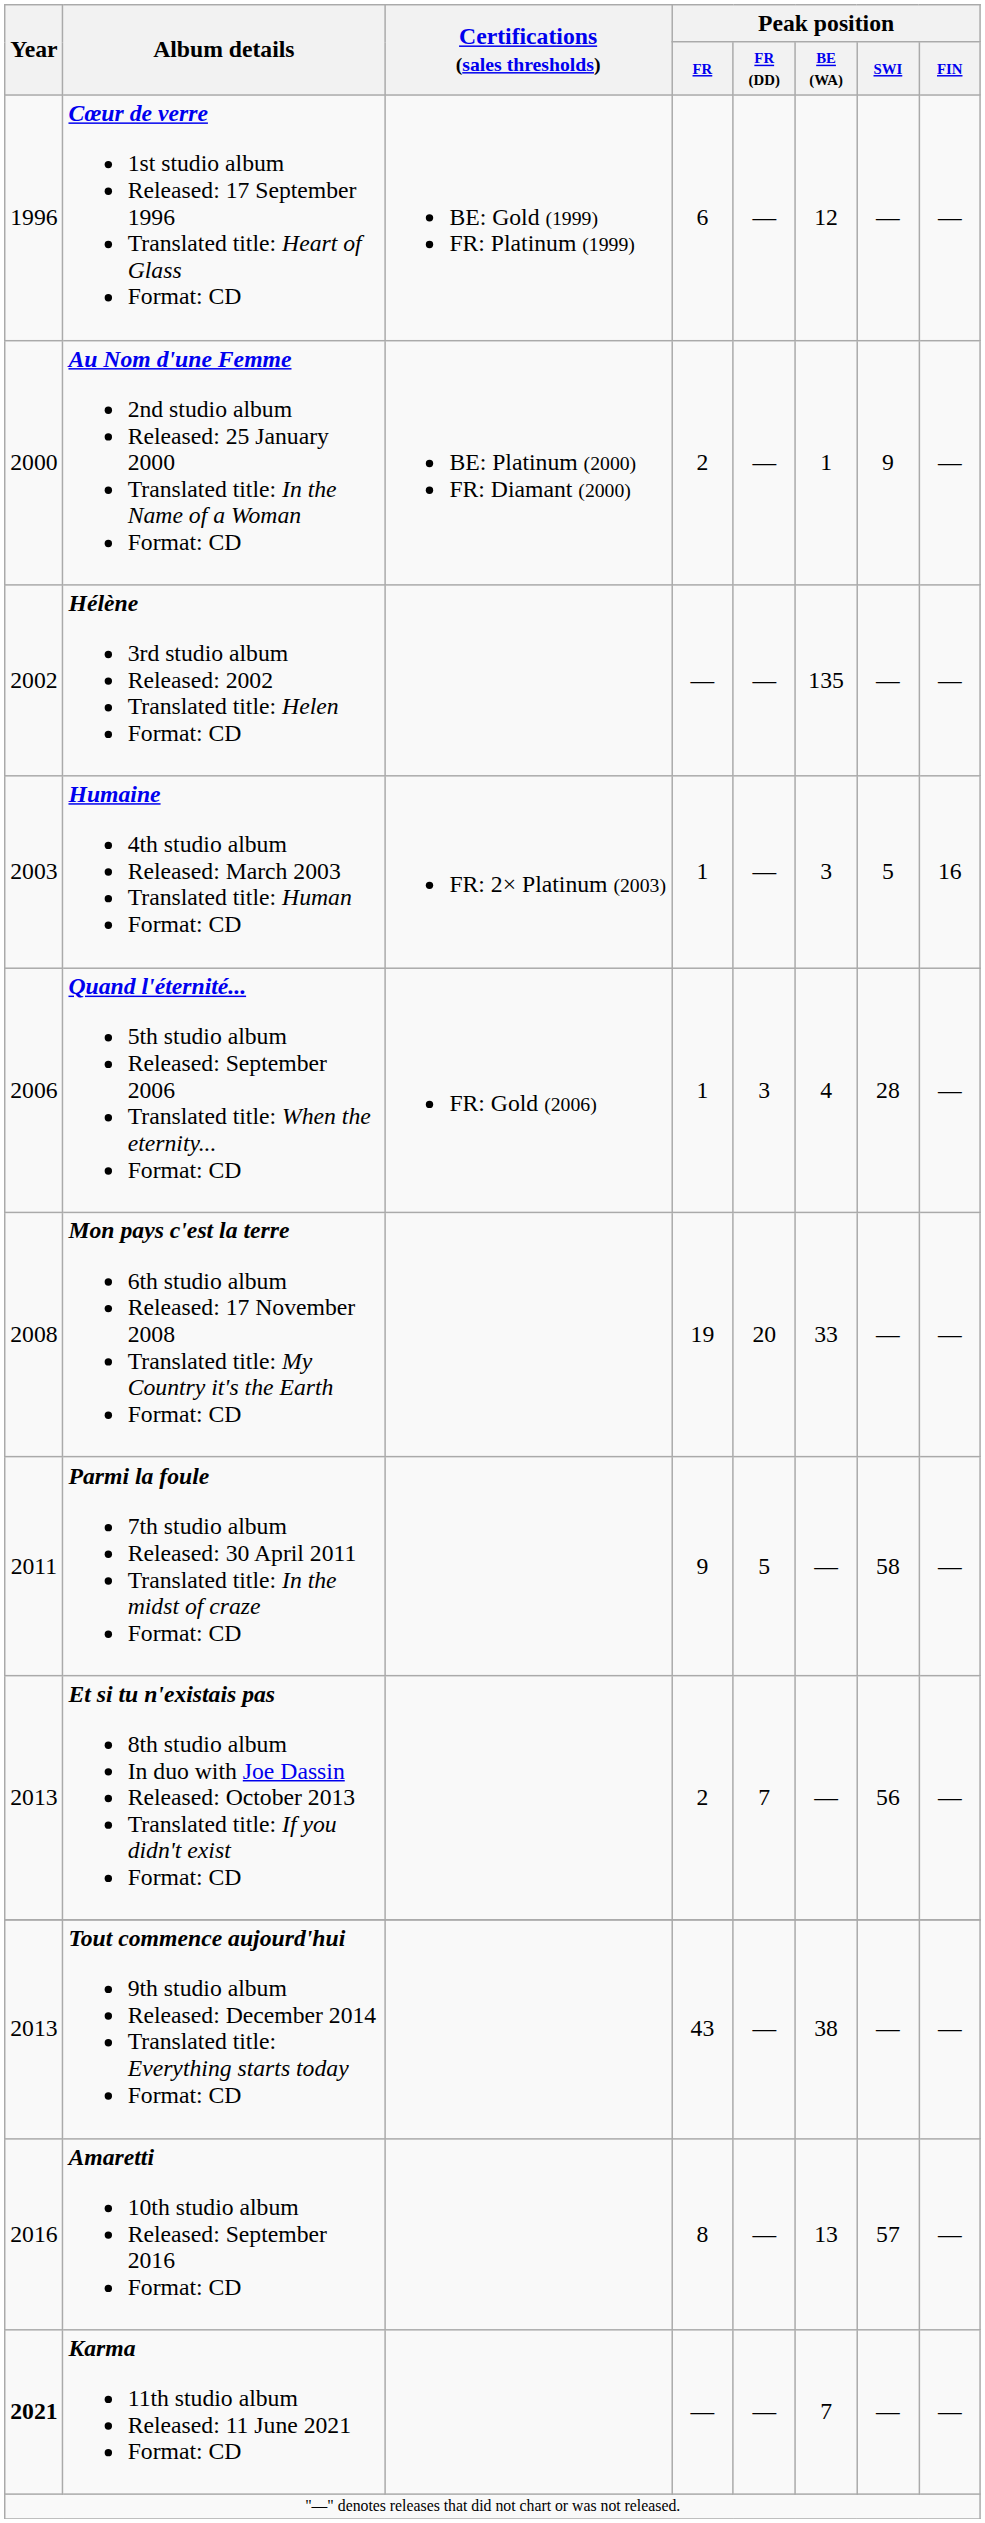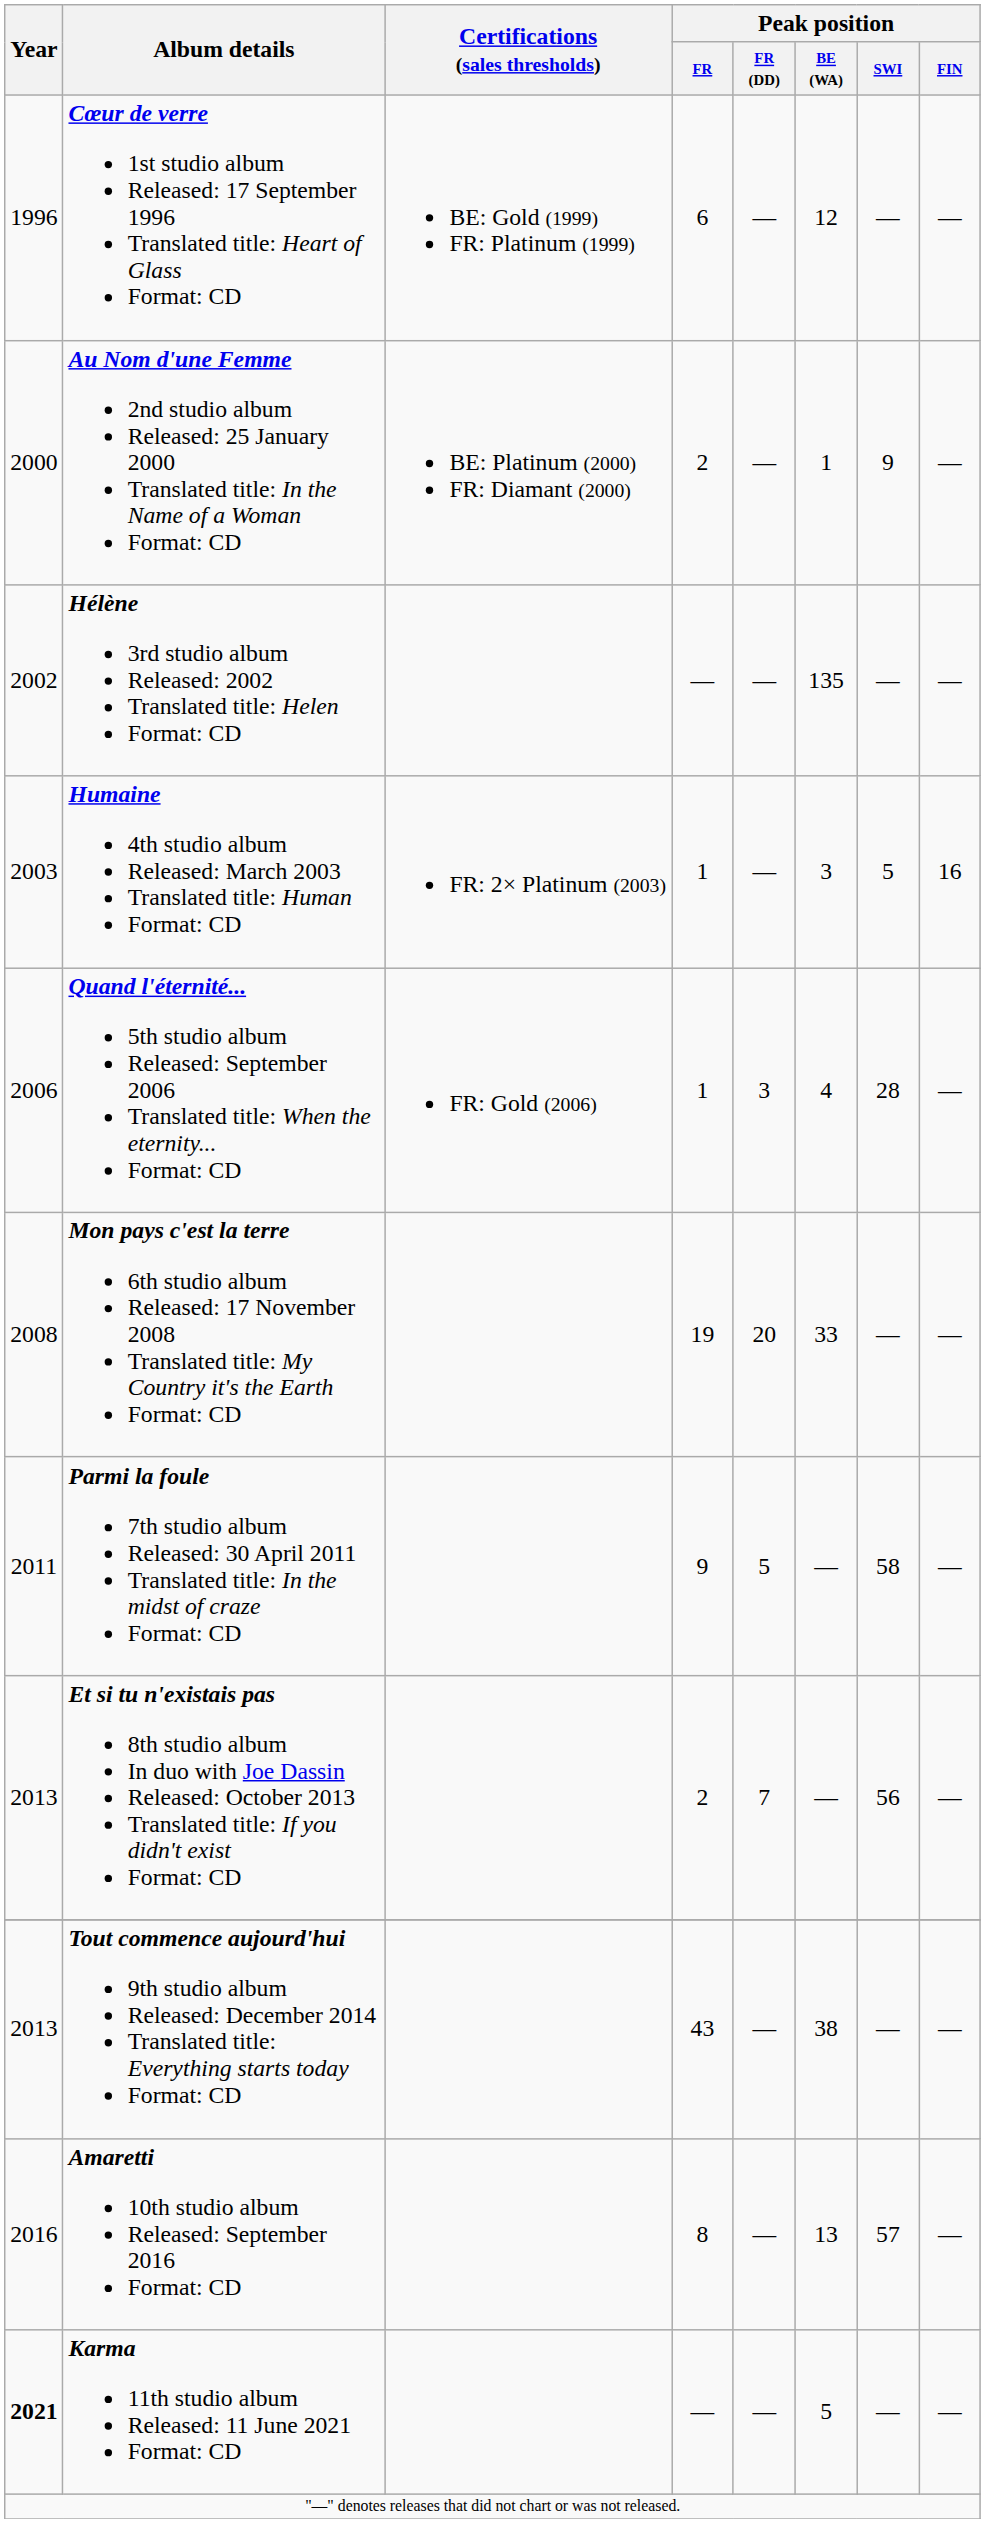(826, 2411) 7 -> (826, 2411) 5
